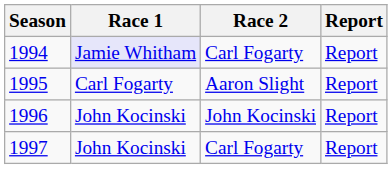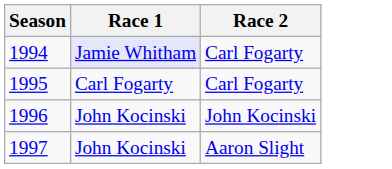- column: (354, 20)
(255, 84) Aaron Slight -> (254, 84) Carl Fogarty
(254, 147) Carl Fogarty -> (255, 147) Aaron Slight
